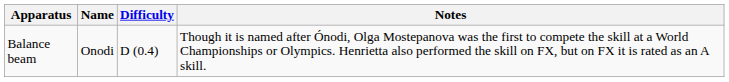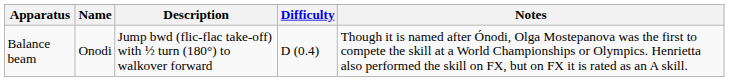+ column: (196, 15)
